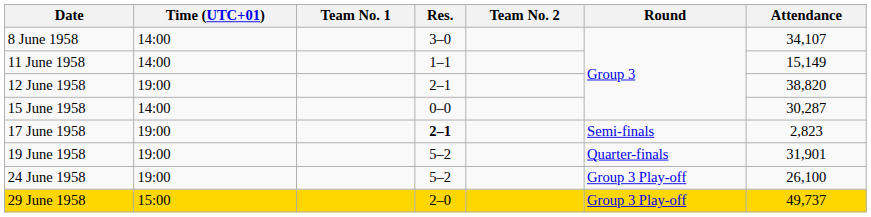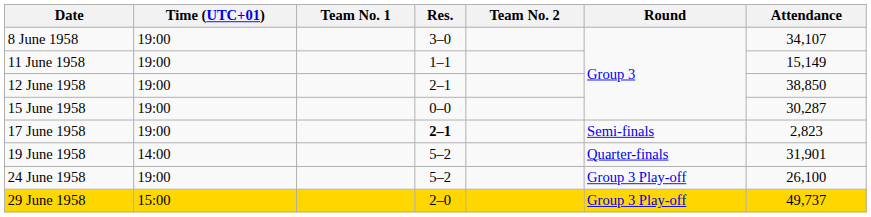(154, 39) 14:00 -> (154, 39) 19:00
(154, 62) 14:00 -> (154, 62) 19:00
(806, 85) 38,820 -> (806, 85) 38,850
(154, 108) 14:00 -> (154, 108) 19:00
(154, 154) 19:00 -> (154, 154) 14:00
